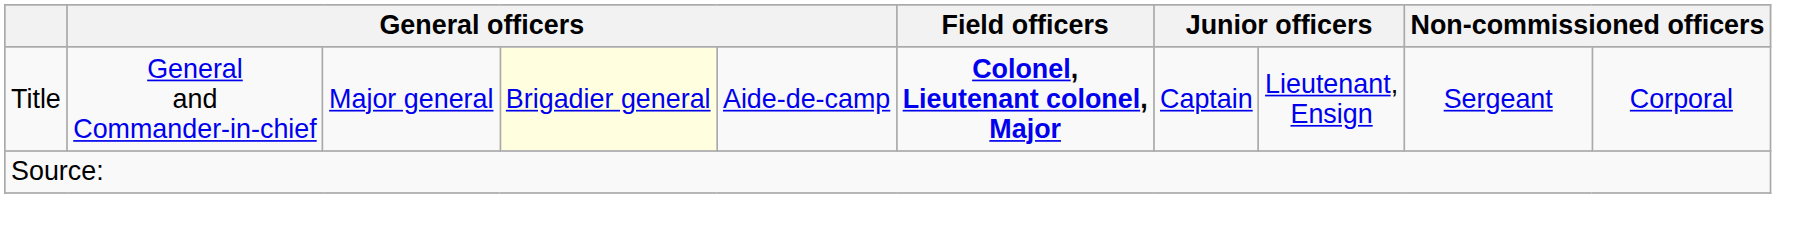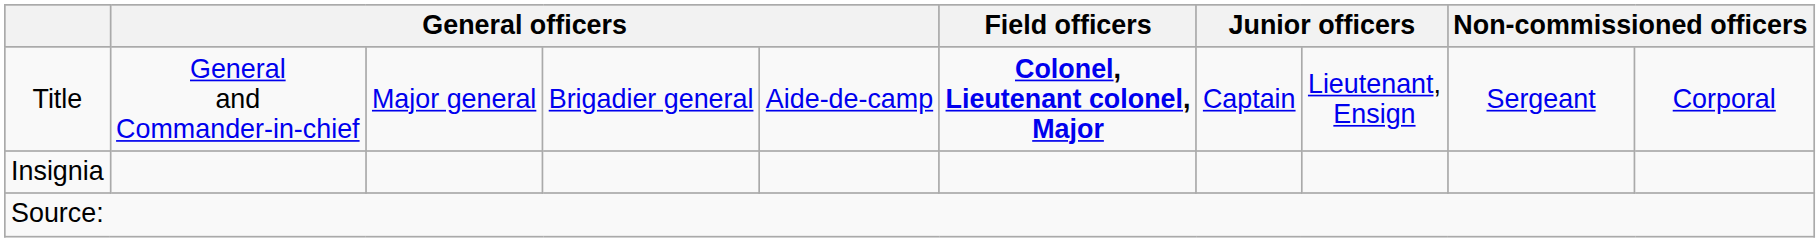(608, 98) lightyellow background -> (651, 98) no background
+ row: (57, 171)
